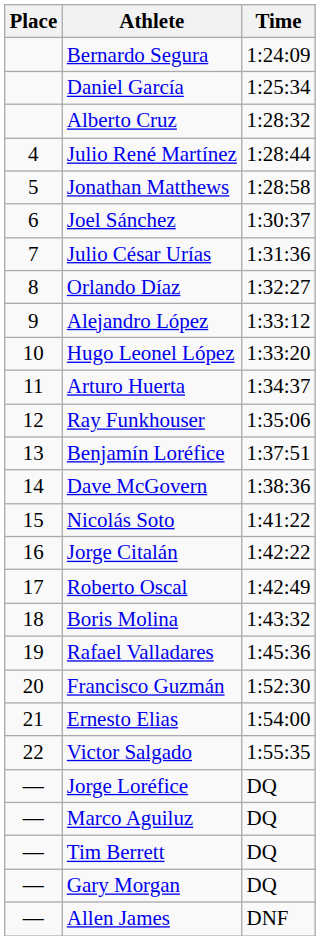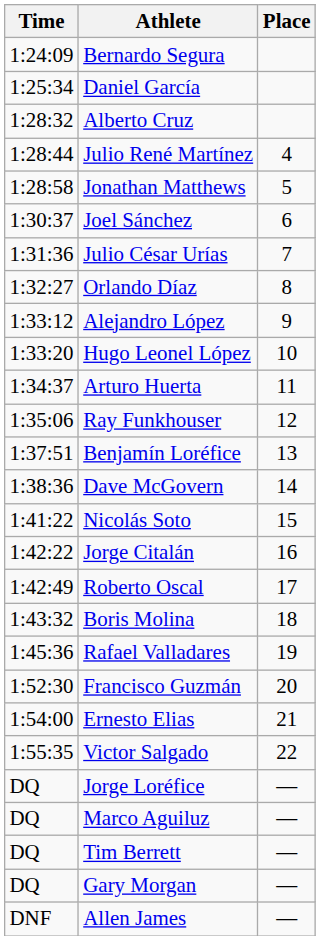columns swapped: (33, 21) <-> (279, 21)
